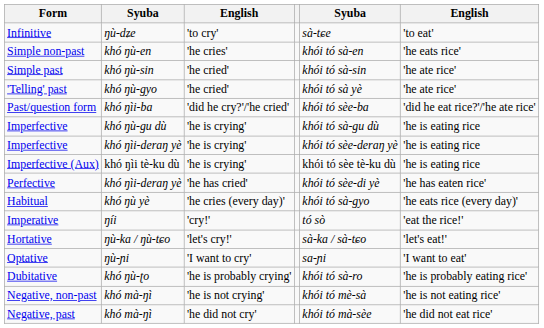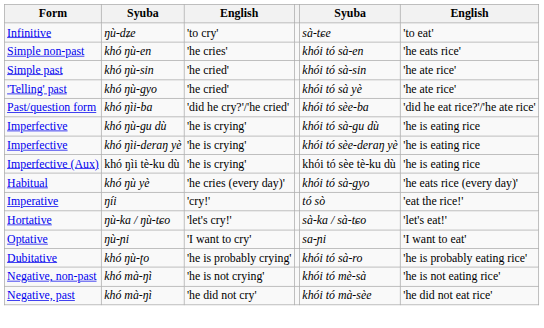- row: (31, 182)
